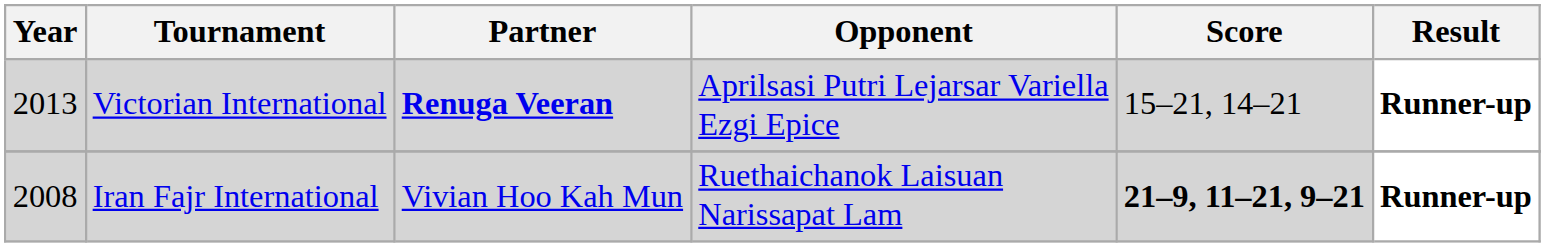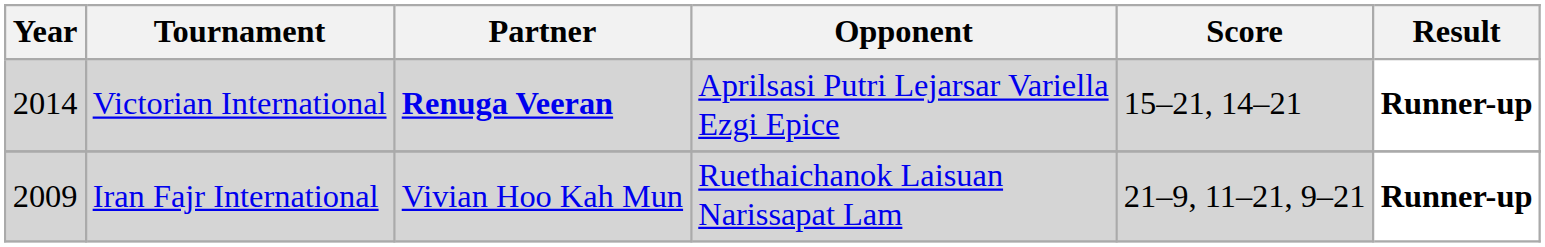(45, 104) 2013 -> (45, 104) 2014
(45, 195) 2008 -> (45, 195) 2009
(1244, 195) bold -> (1245, 195) normal
